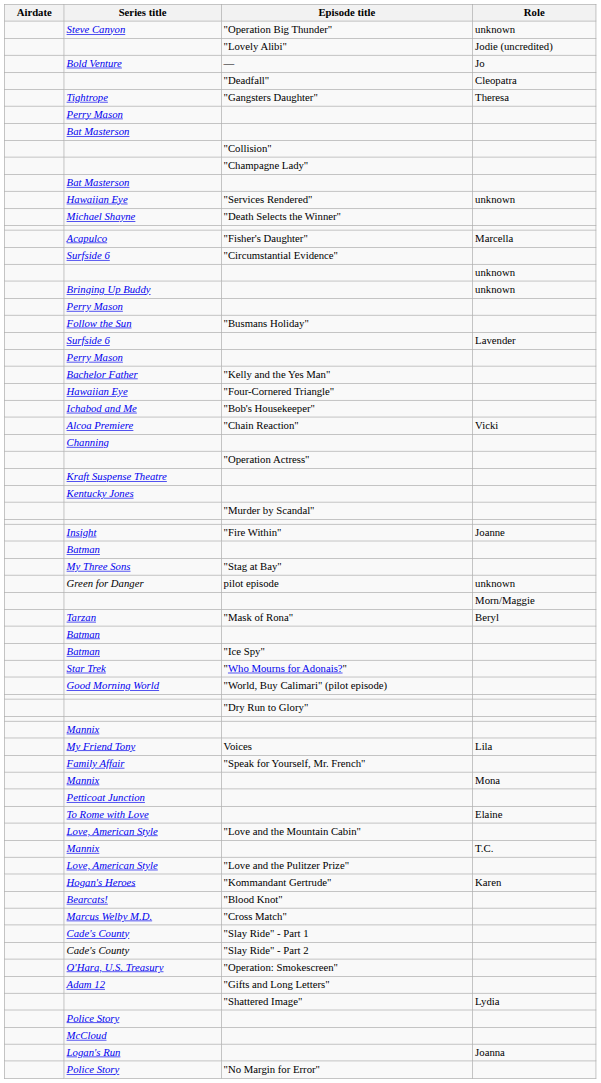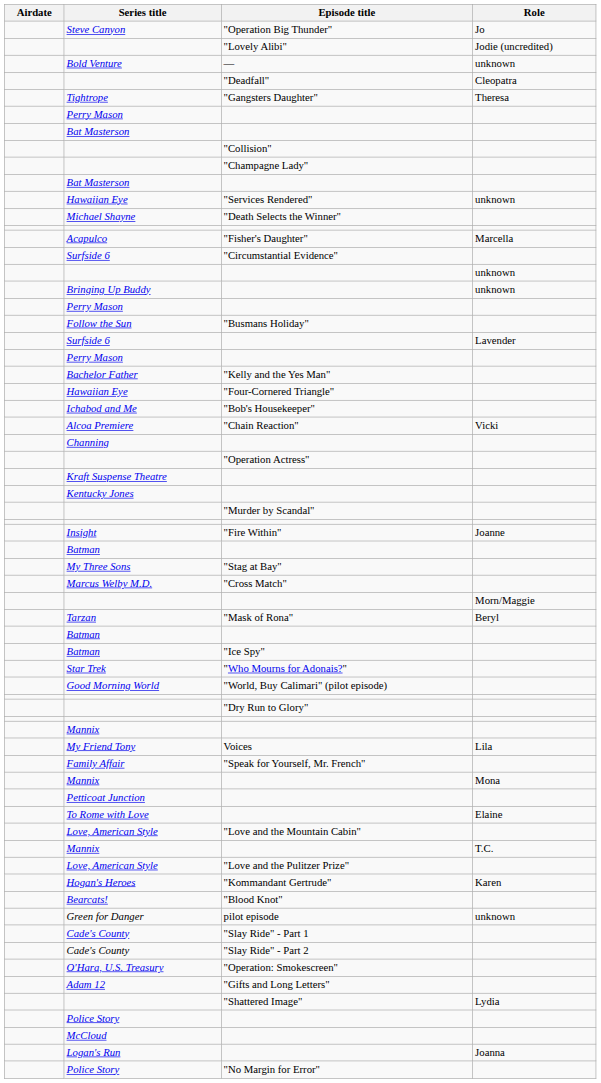(495, 30) unknown -> (480, 30) Jo
(480, 64) Jo -> (495, 64) unknown
rows swapped: (105, 583) <-> (109, 916)
